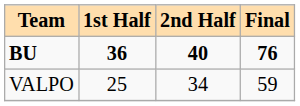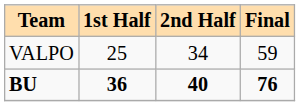rows swapped: (41, 84) <-> (23, 52)
